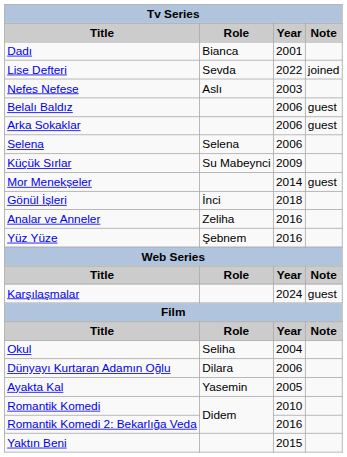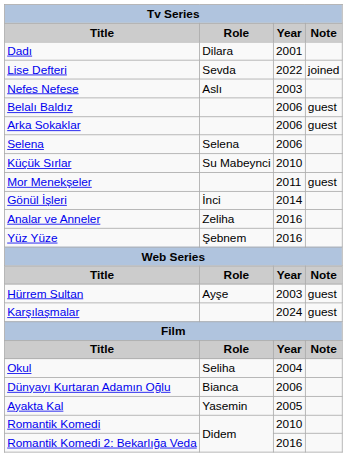(220, 51) Bianca -> (218, 51) Dilara
(289, 163) 2009 -> (289, 163) 2010
(289, 182) 2014 -> (289, 182) 2011
(289, 201) 2018 -> (289, 201) 2014
+ row: (45, 294)
(218, 369) Dilara -> (220, 387) Bianca
- row: (37, 443)
